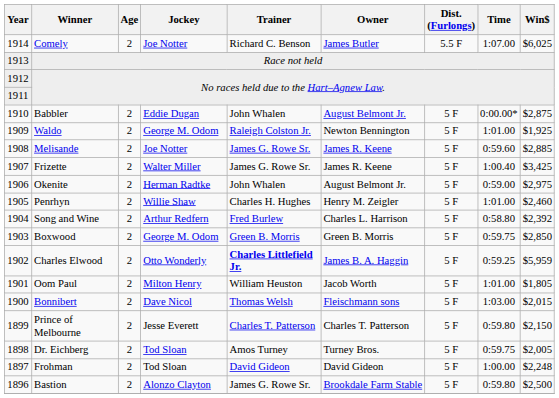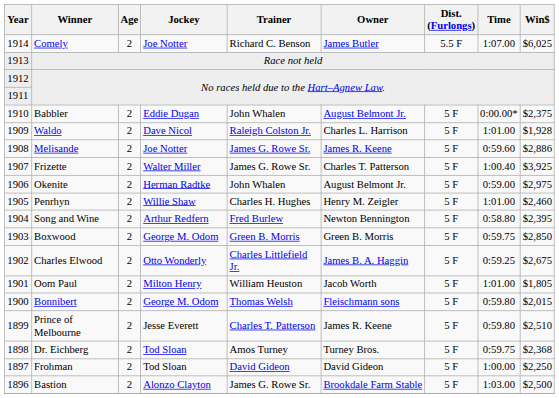(537, 114) $2,875 -> (537, 114) $2,375
(181, 131) George M. Odom -> (168, 131) Dave Nicol
(366, 131) Newton Bennington -> (366, 131) Charles L. Harrison
(537, 131) $1,925 -> (537, 131) $1,928
(537, 149) $2,885 -> (537, 149) $2,886
(358, 166) James R. Keene -> (366, 166) Charles T. Patterson
(537, 166) $3,425 -> (537, 166) $3,925
(366, 219) Charles L. Harrison -> (366, 219) Newton Bennington
(537, 219) $2,392 -> (537, 219) $2,395
(271, 261) bold -> (268, 261) normal
(537, 261) $5,959 -> (537, 261) $2,675
(168, 302) Dave Nicol -> (181, 302) George M. Odom
(499, 302) 1:03.00 -> (499, 302) 0:59.80
(366, 326) Charles T. Patterson -> (358, 326) James R. Keene
(537, 326) $2,150 -> (537, 326) $2,510
(537, 350) $2,005 -> (537, 350) $2,368
(537, 367) $2,248 -> (537, 367) $2,250
(499, 385) 0:59.80 -> (499, 385) 1:03.00
